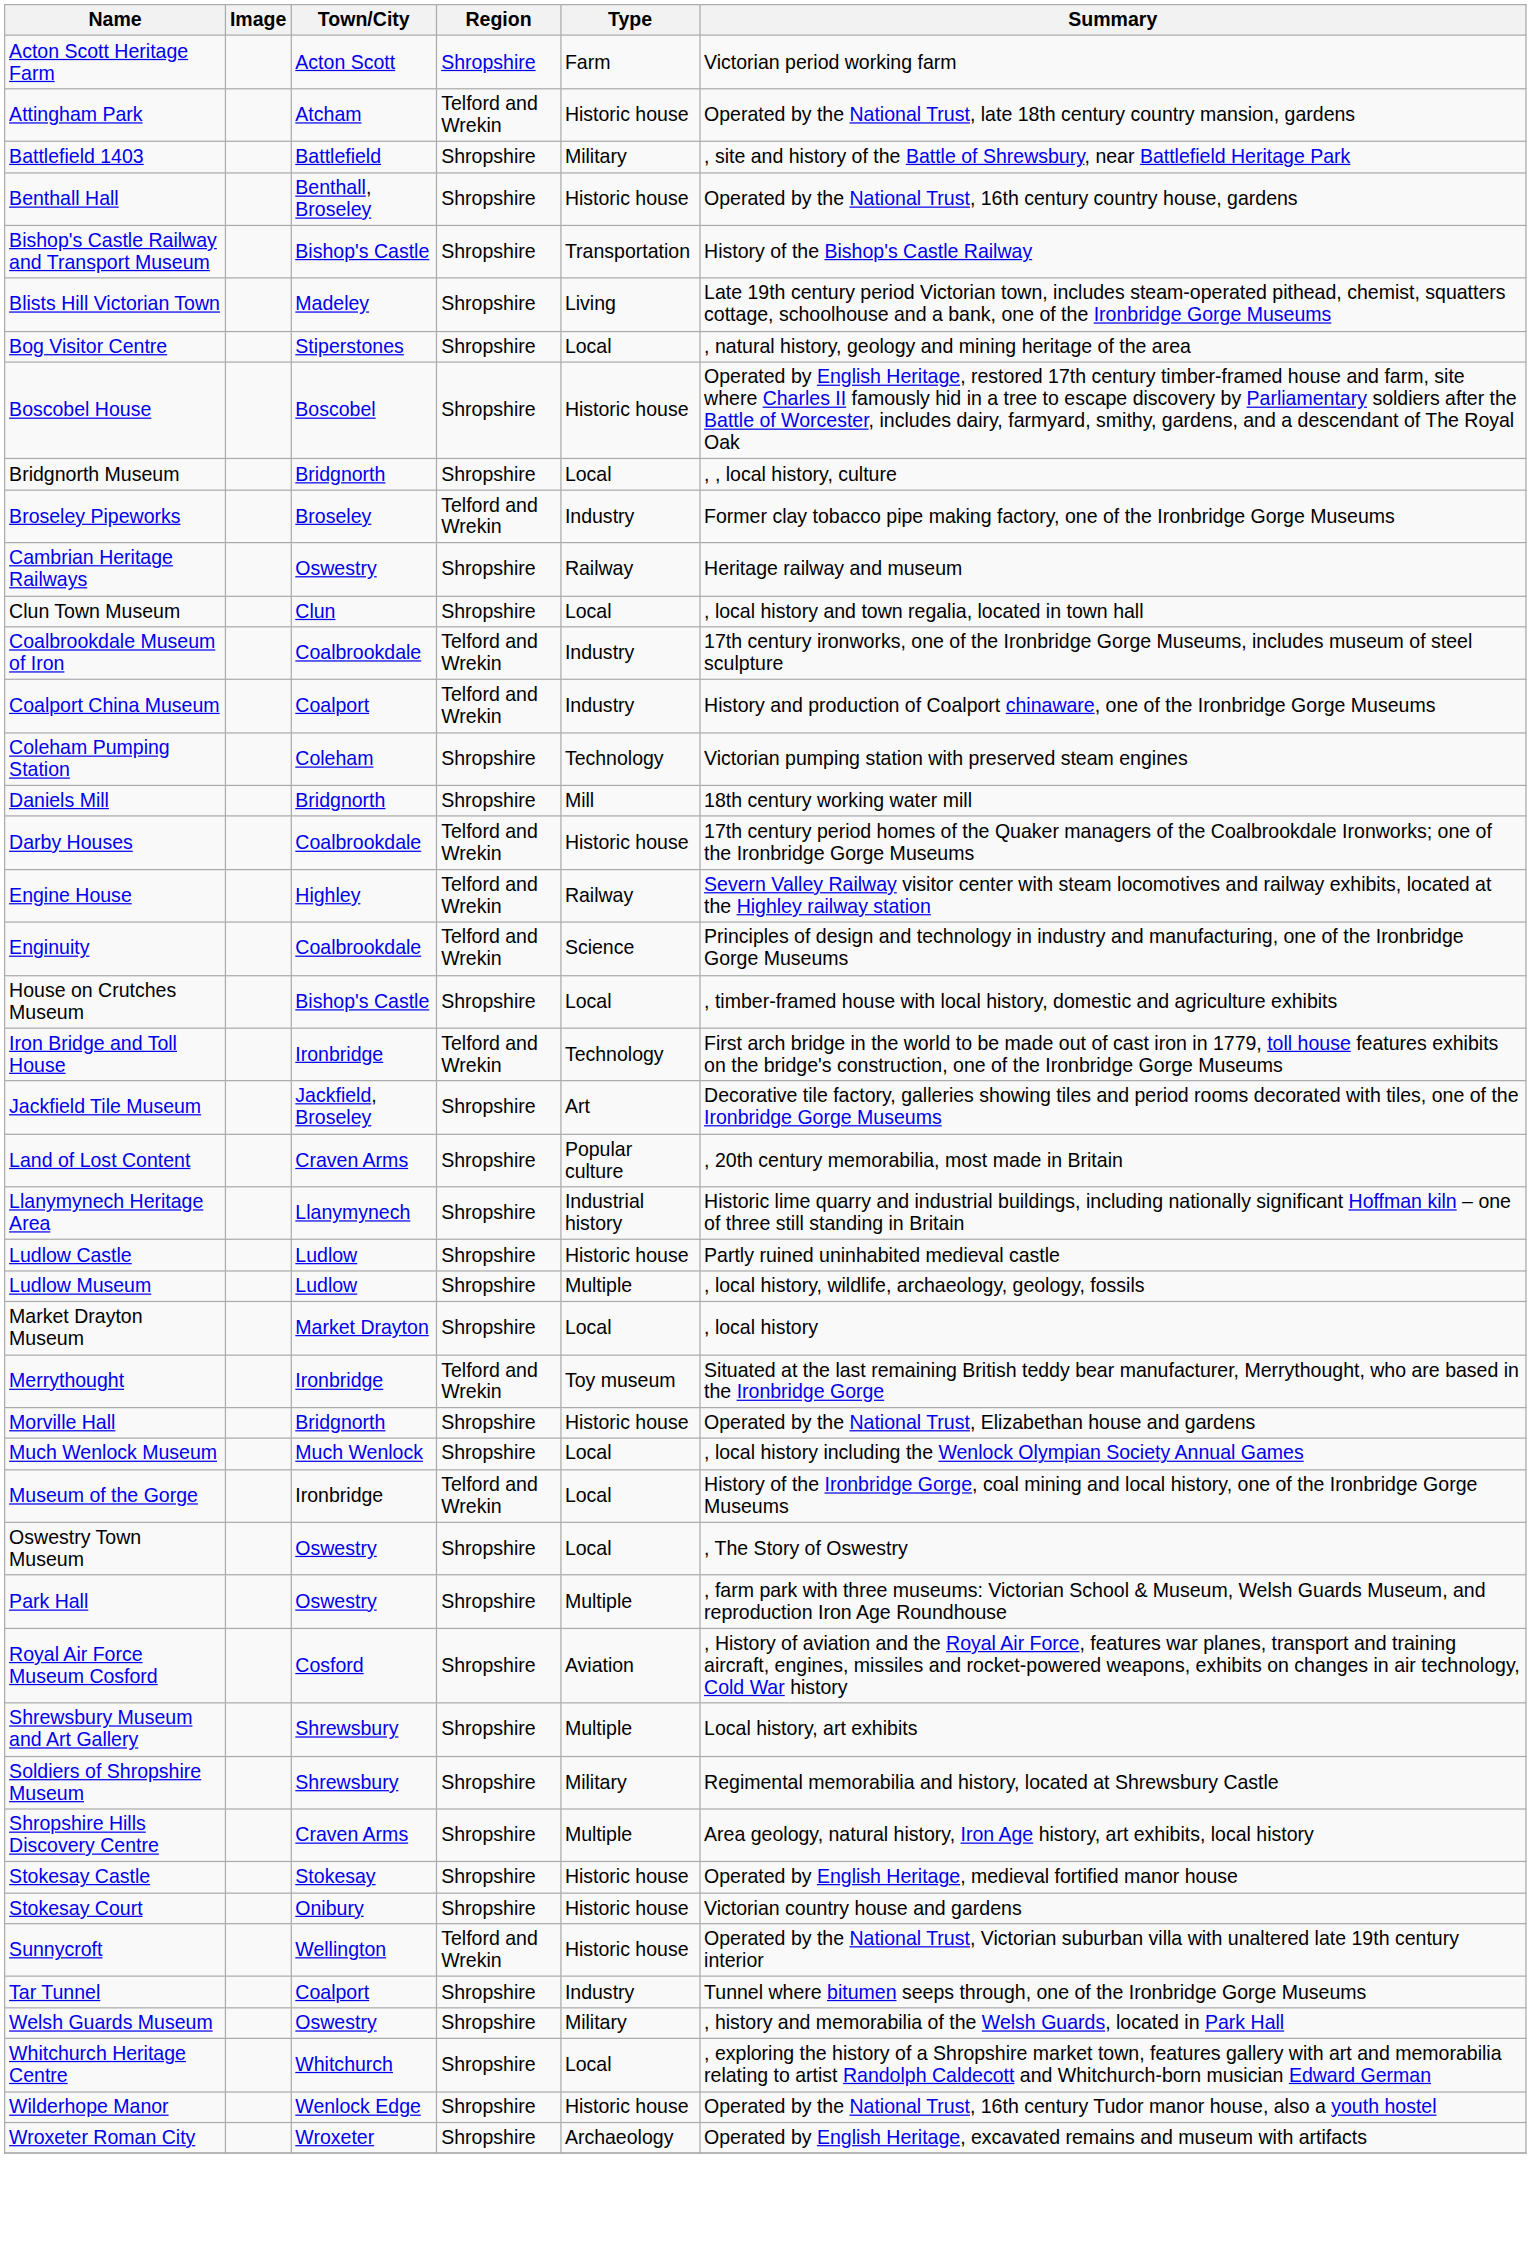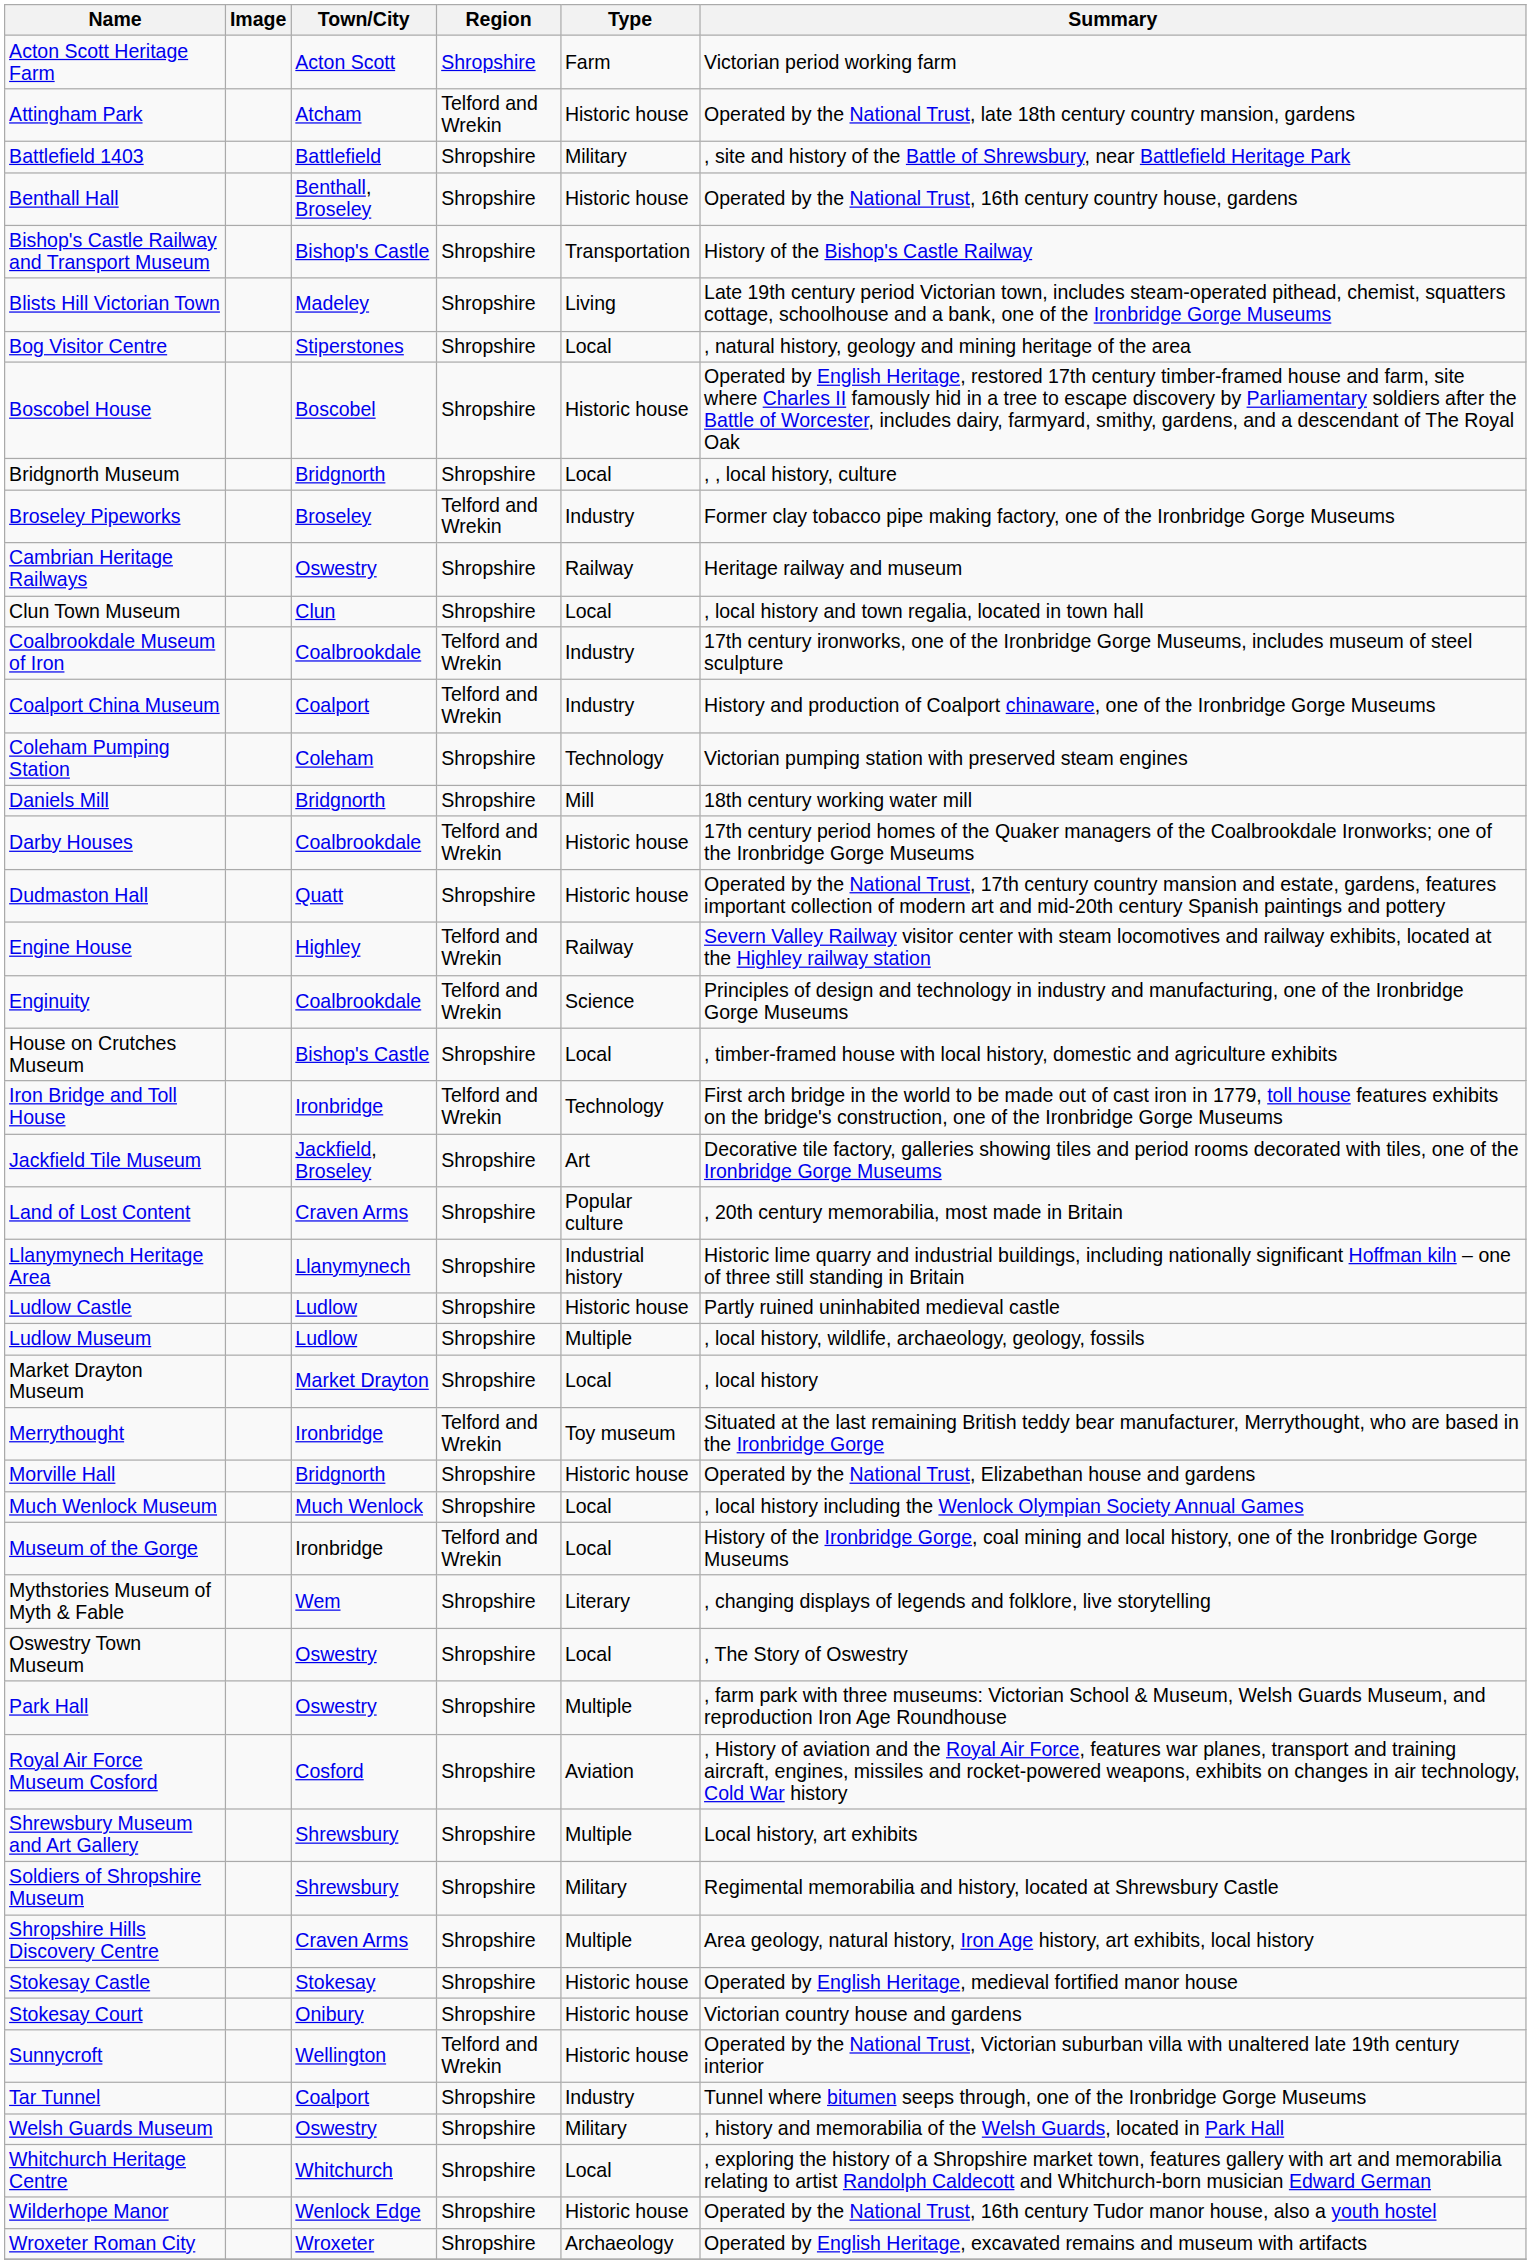+ row: (79, 895)
+ row: (110, 1601)
